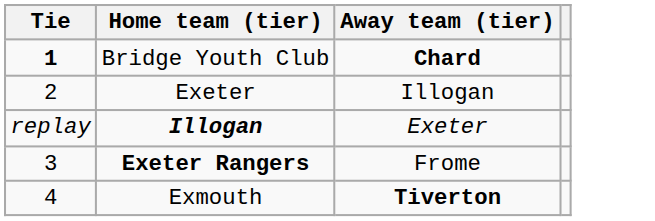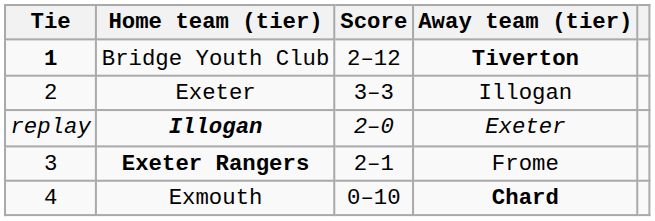+ column: (374, 23)
(447, 58) Chard -> (525, 58) Tiverton
(447, 198) Tiverton -> (525, 198) Chard
